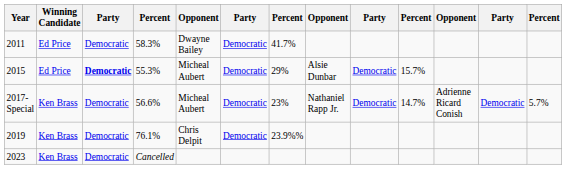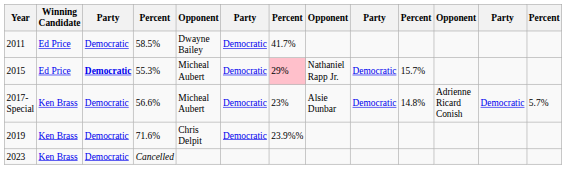(148, 44) 58.3% -> (148, 44) 58.5%
(280, 71) no background -> (280, 71) pink background
(322, 71) Alsie Dunbar -> (326, 71) Nathaniel Rapp Jr.
(326, 103) Nathaniel Rapp Jr. -> (322, 103) Alsie Dunbar
(413, 103) 14.7% -> (413, 103) 14.8%
(148, 135) 76.1% -> (148, 135) 71.6%
